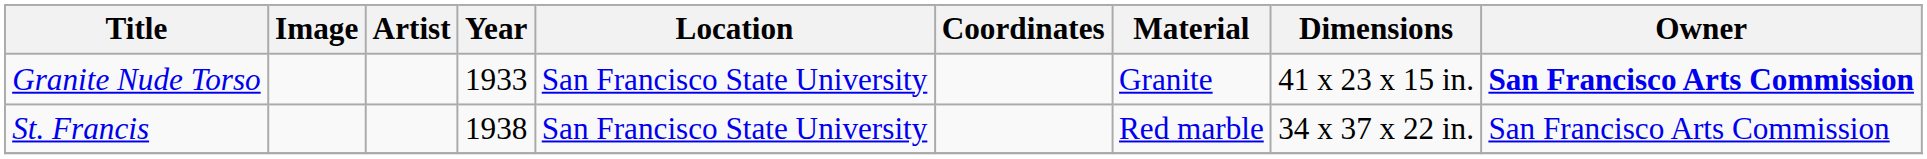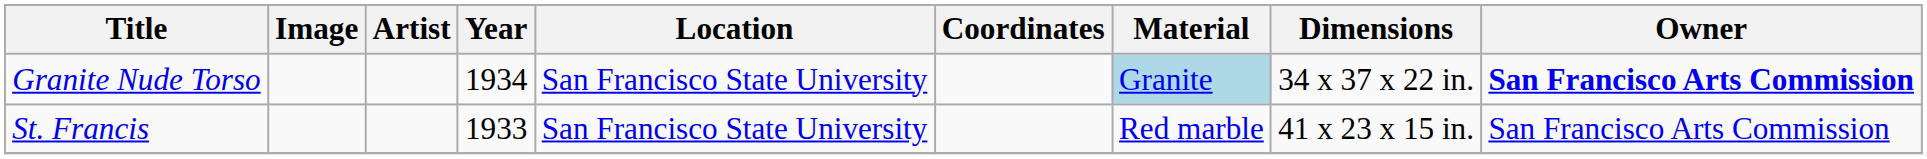(496, 78) 1933 -> (496, 78) 1934
(1166, 78) no background -> (1166, 78) lightblue background
(1376, 78) 41 x 23 x 15 in. -> (1376, 78) 34 x 37 x 22 in.
(496, 128) 1938 -> (496, 128) 1933
(1376, 128) 34 x 37 x 22 in. -> (1376, 128) 41 x 23 x 15 in.
